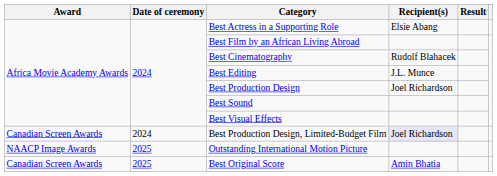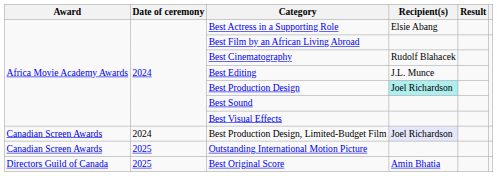(422, 88) no background -> (422, 88) paleturquoise background
(51, 149) NAACP Image Awards -> (54, 149) Canadian Screen Awards
(54, 164) Canadian Screen Awards -> (57, 164) Directors Guild of Canada
